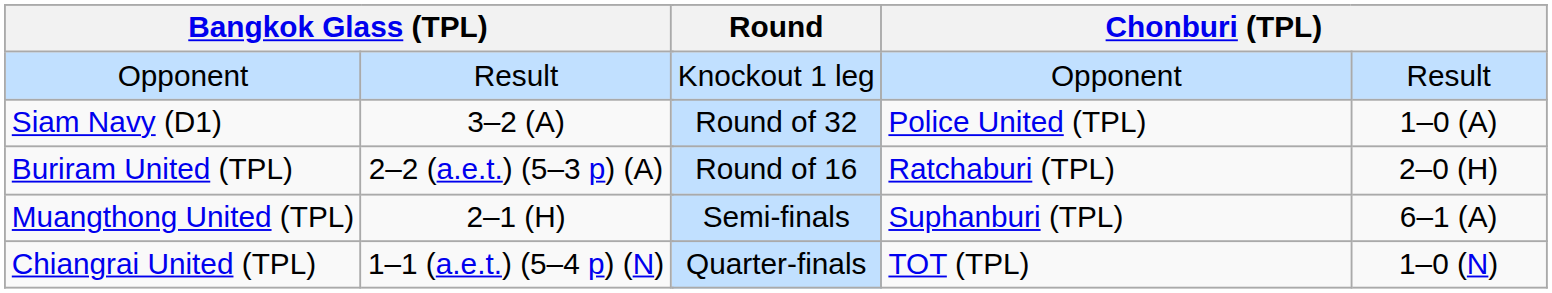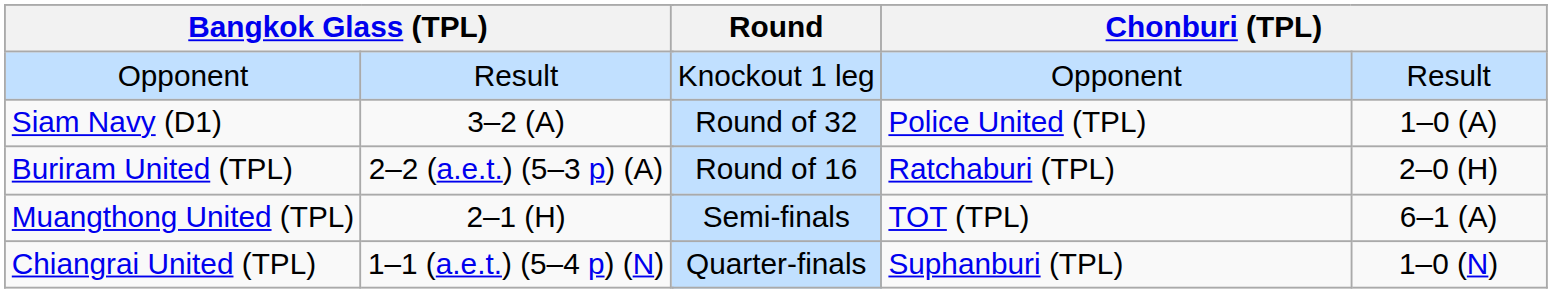(1006, 216) Suphanburi (TPL) -> (959, 216) TOT (TPL)
(959, 264) TOT (TPL) -> (1006, 264) Suphanburi (TPL)
